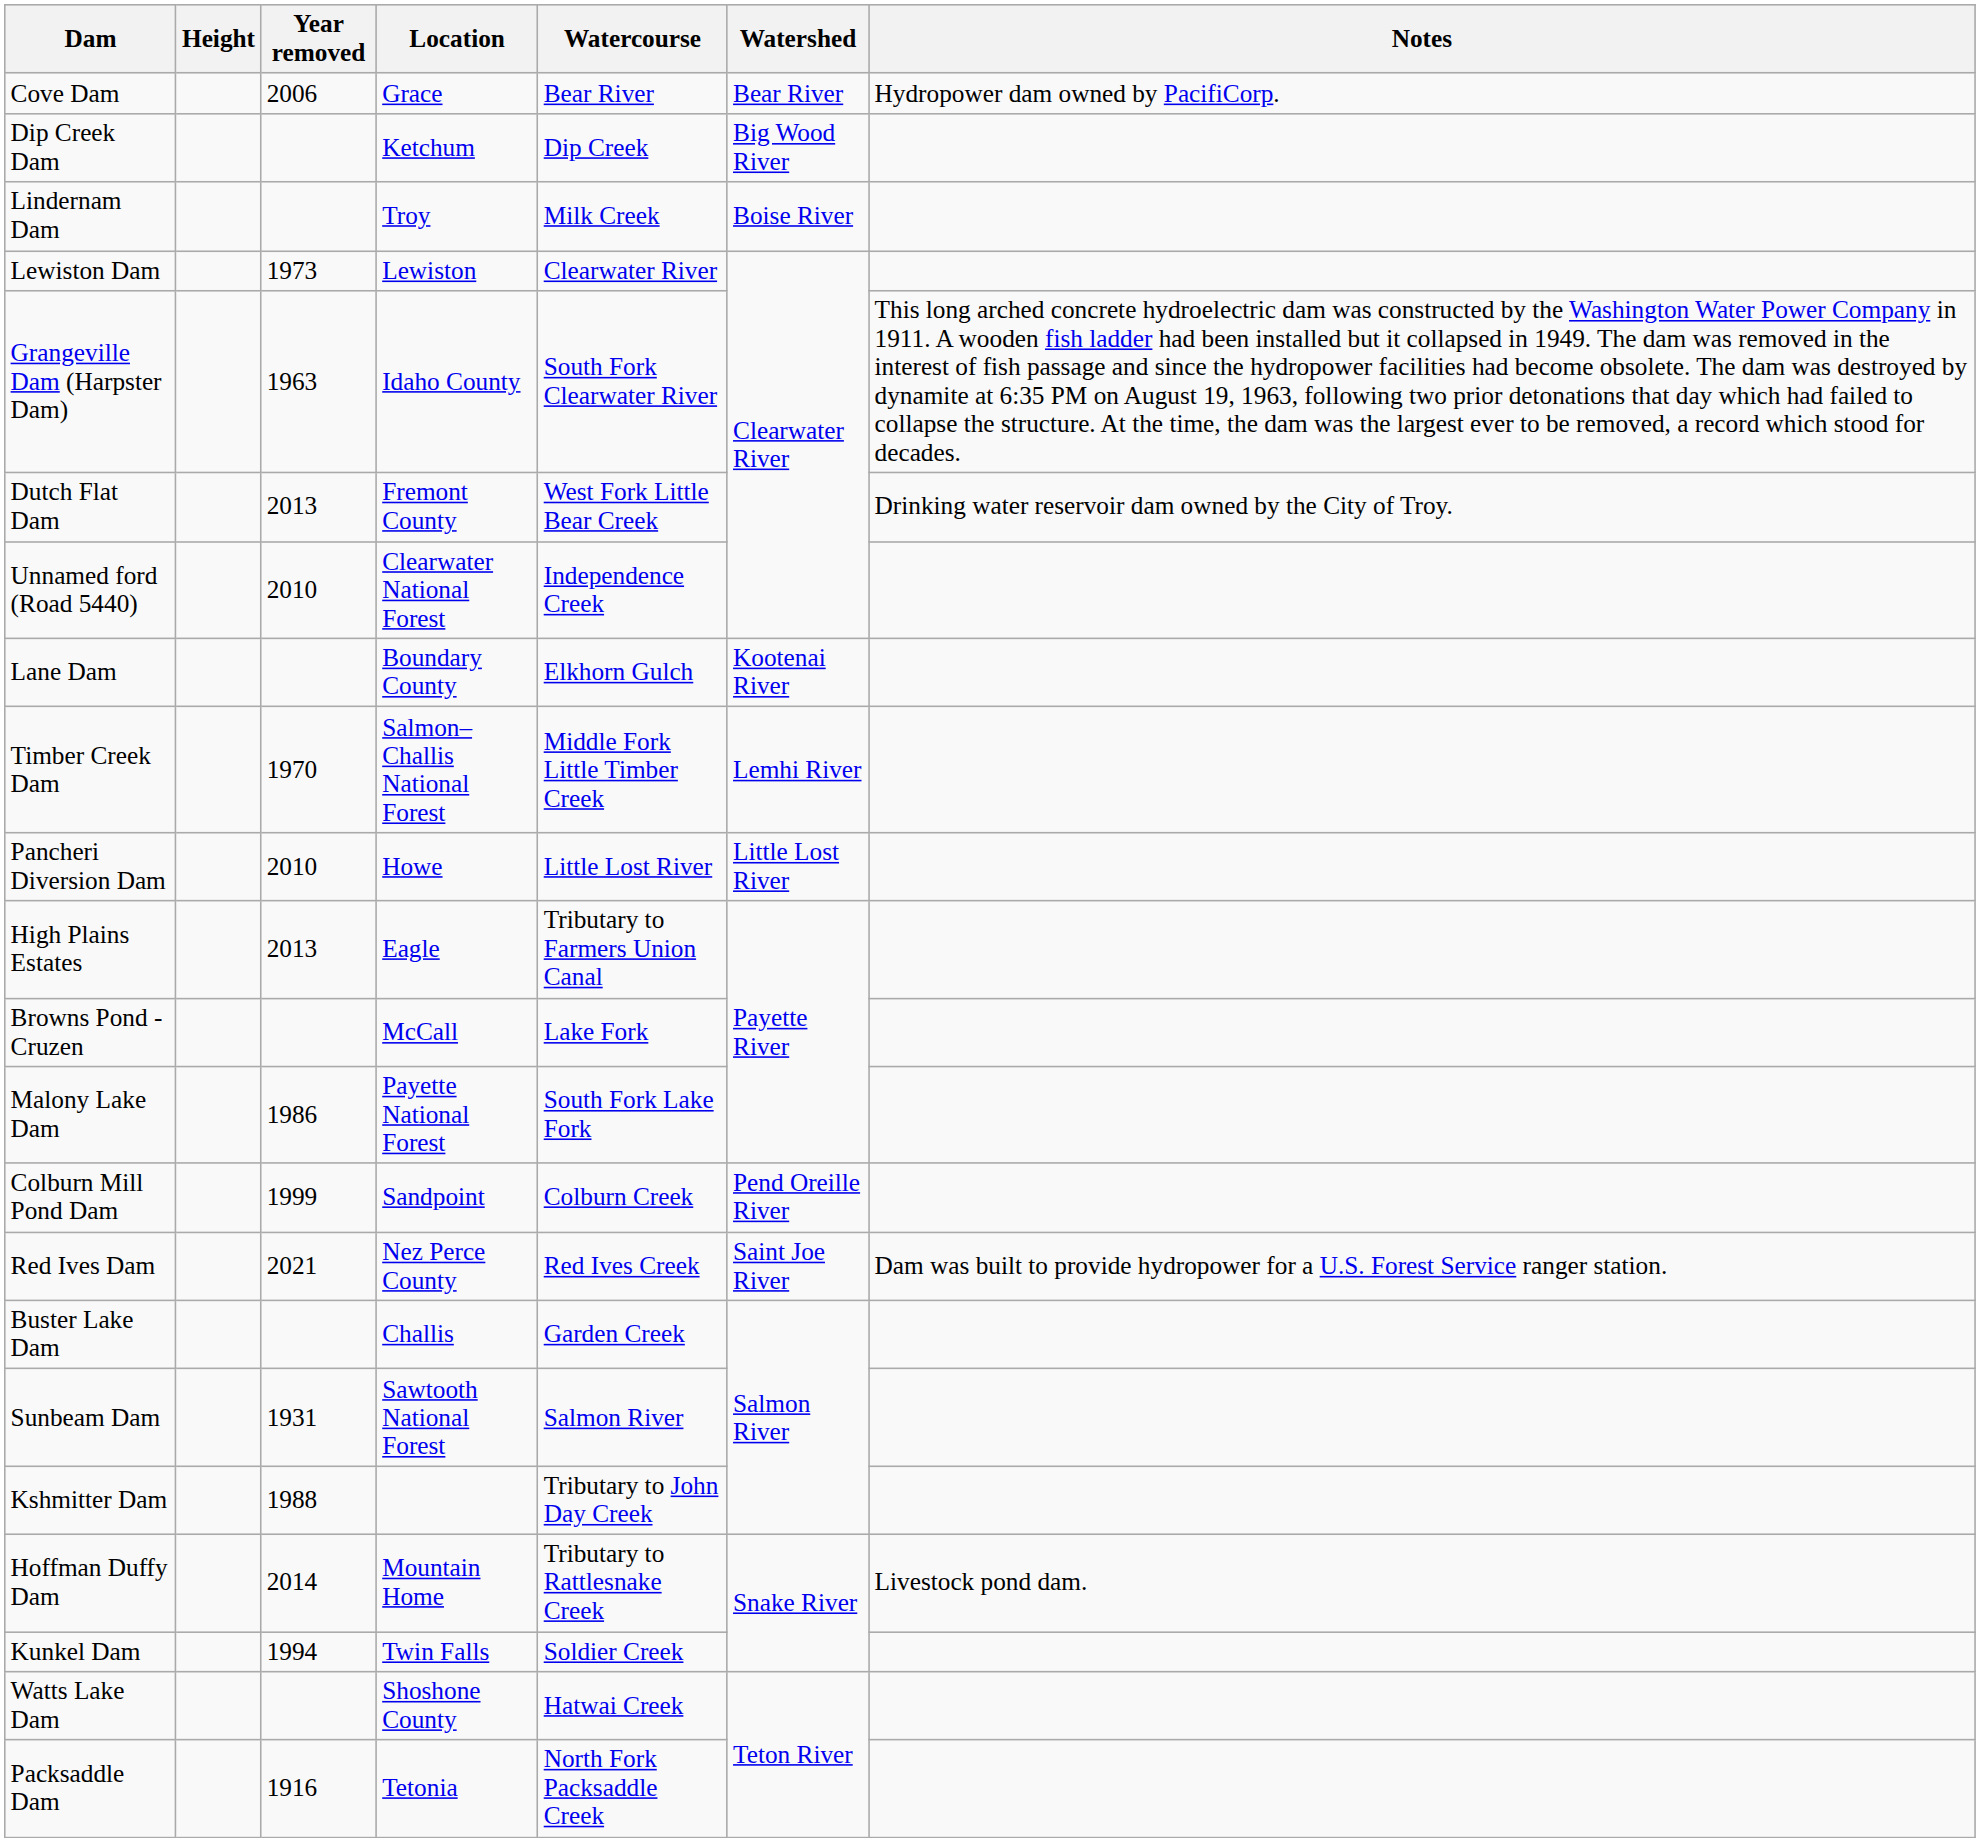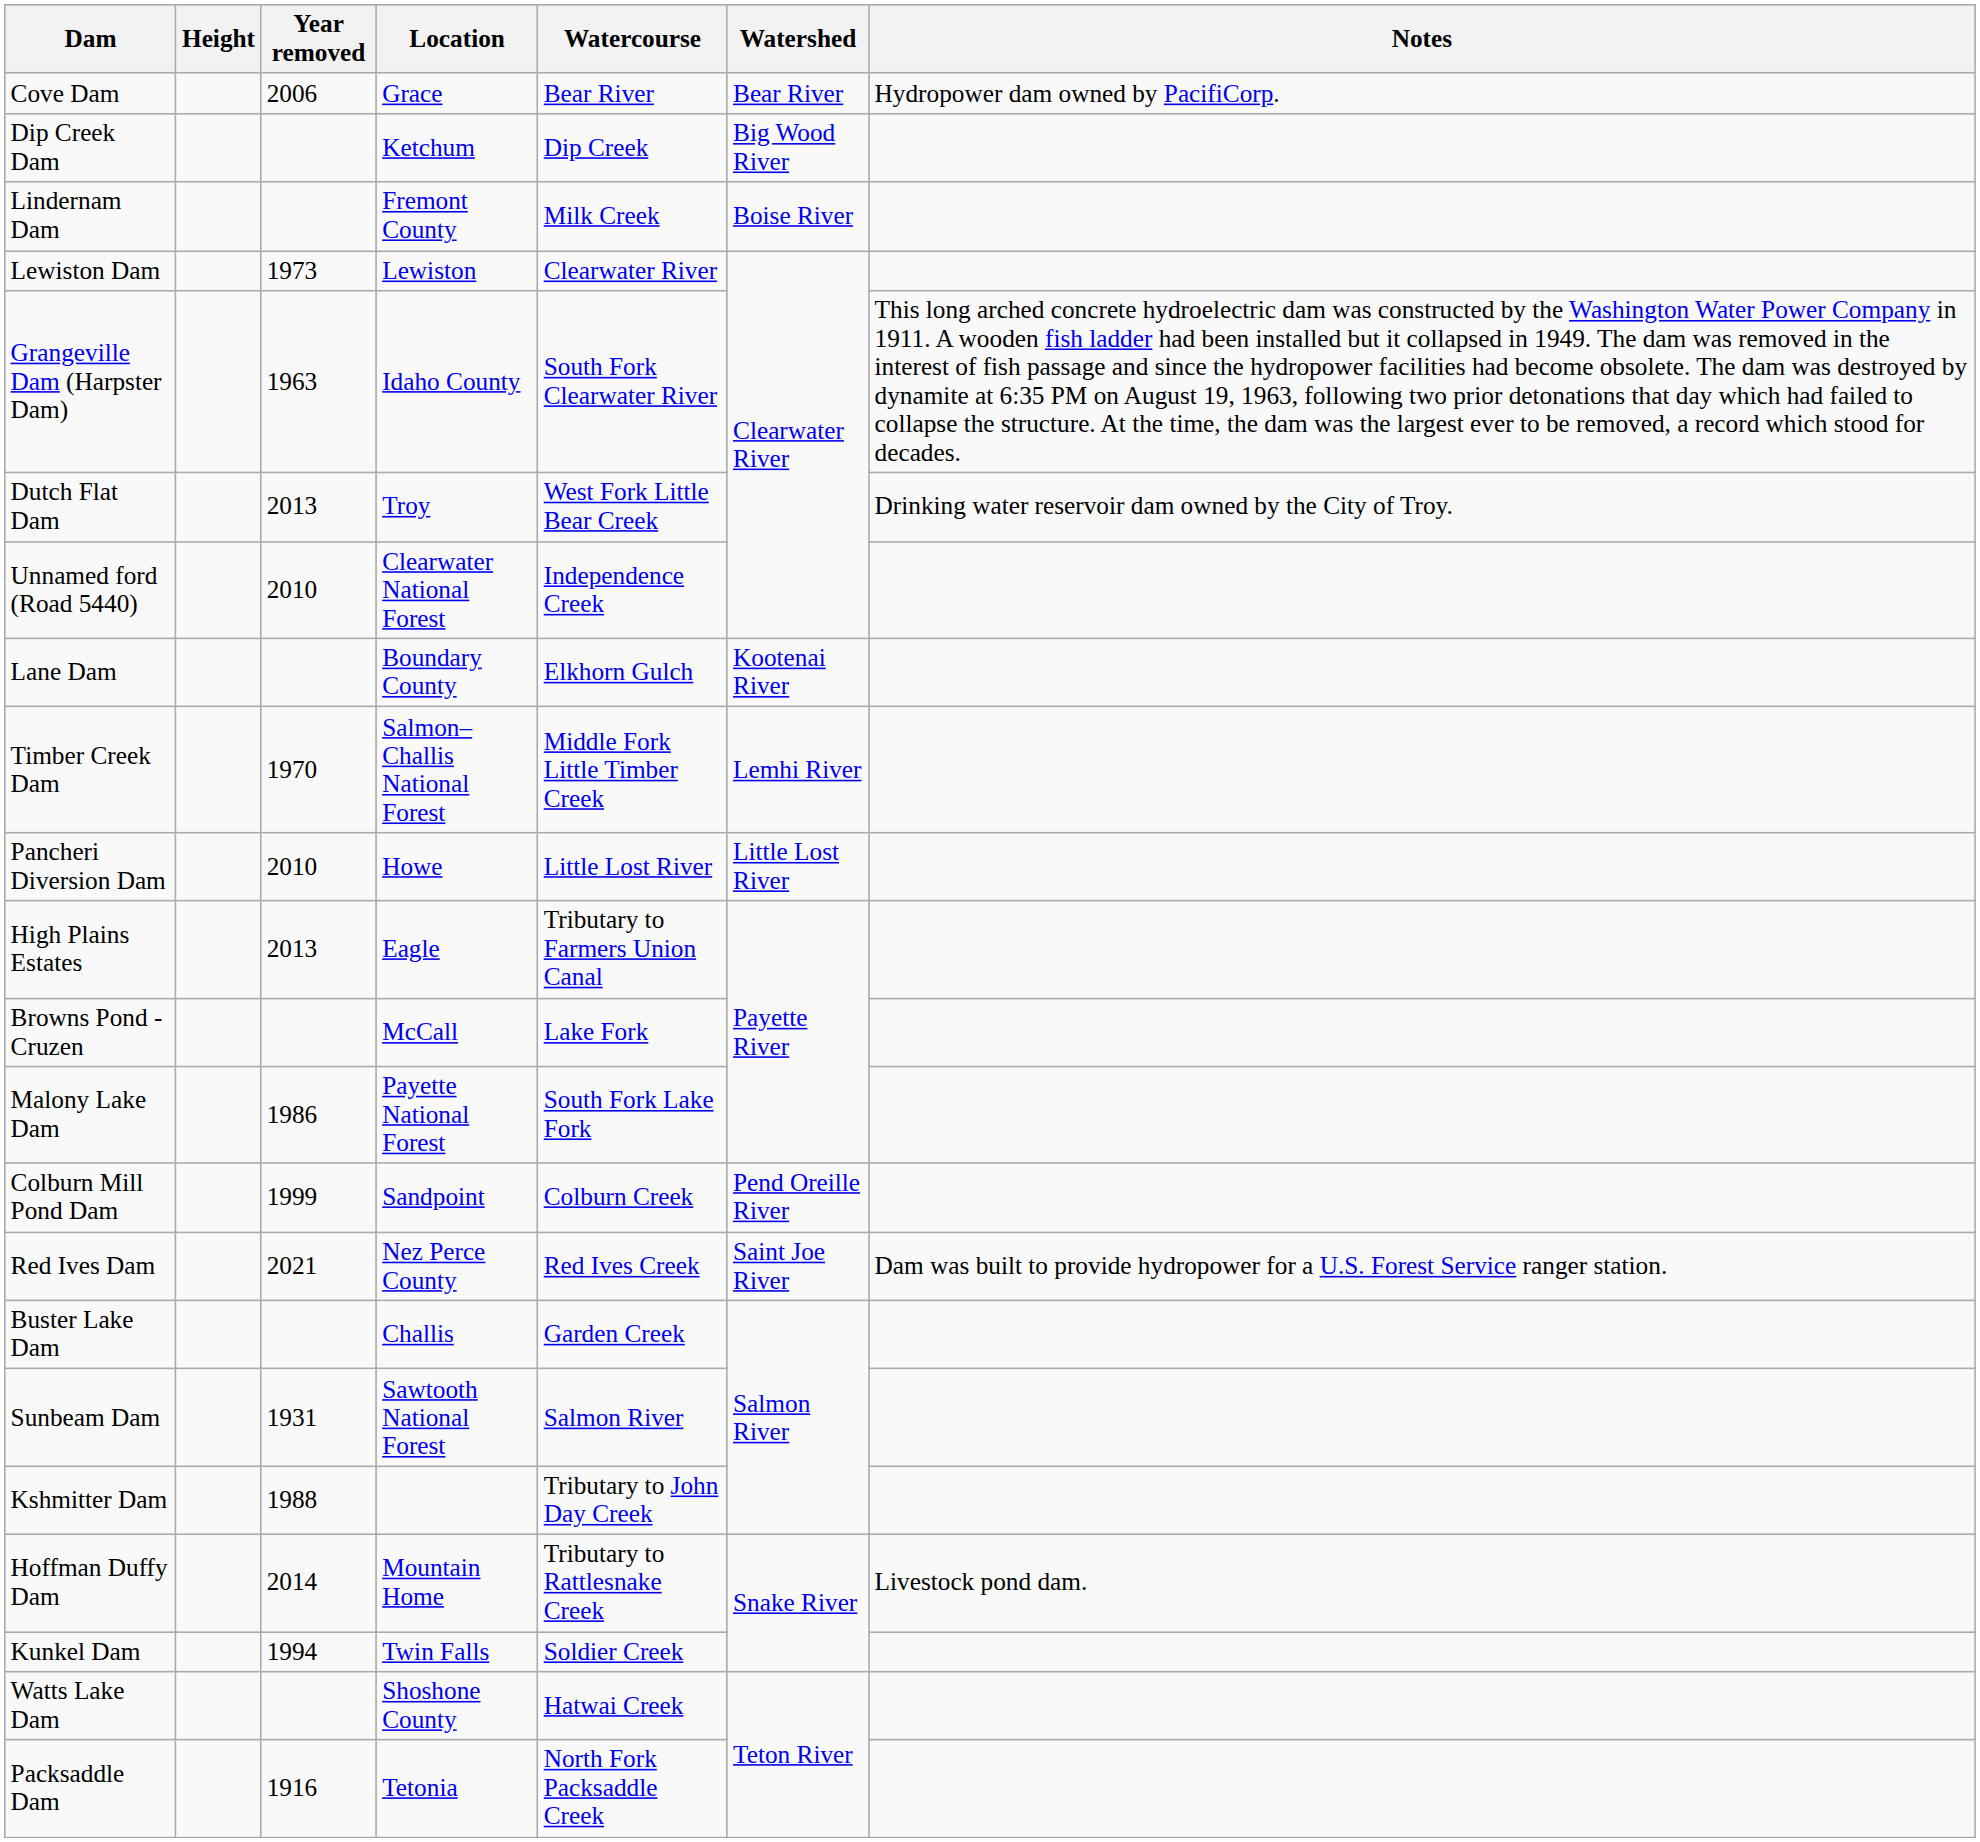(406, 215) Troy -> (425, 215) Fremont County
(425, 506) Fremont County -> (406, 506) Troy
